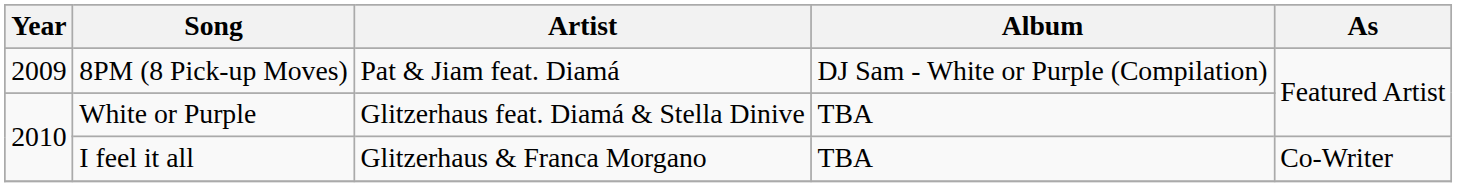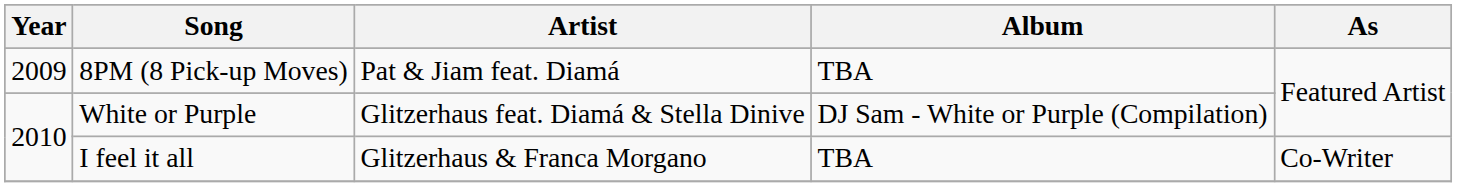(1043, 70) DJ Sam - White or Purple (Compilation) -> (845, 70) TBA
(845, 114) TBA -> (1043, 114) DJ Sam - White or Purple (Compilation)
